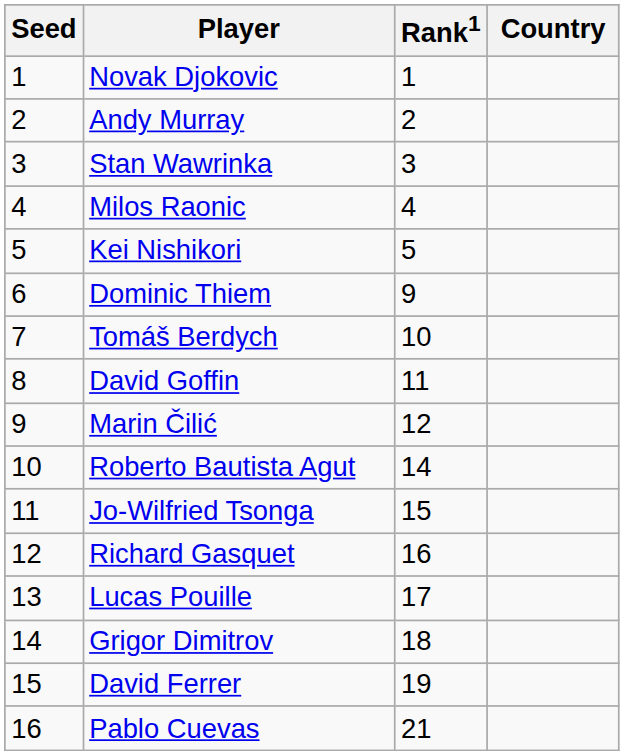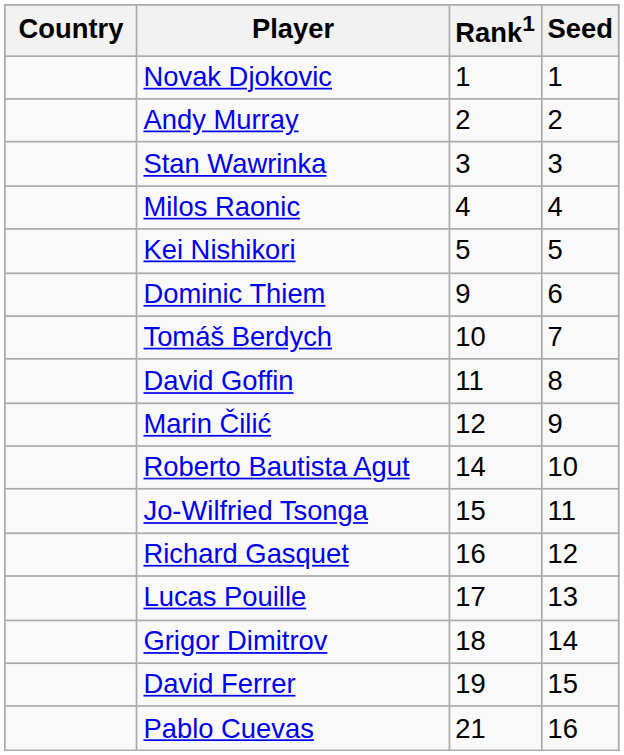columns swapped: (553, 29) <-> (44, 29)
